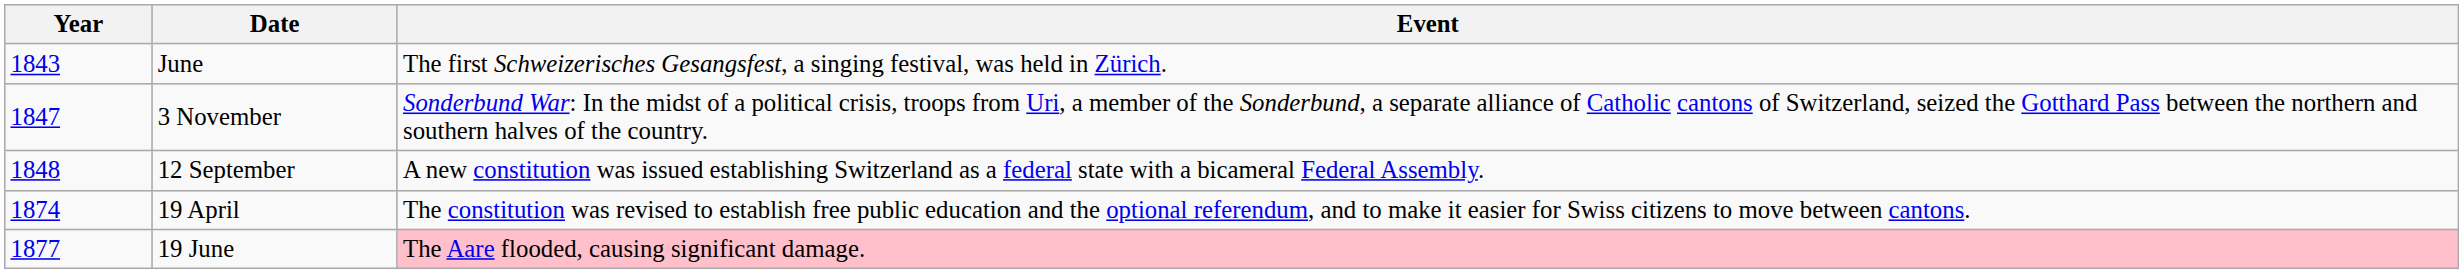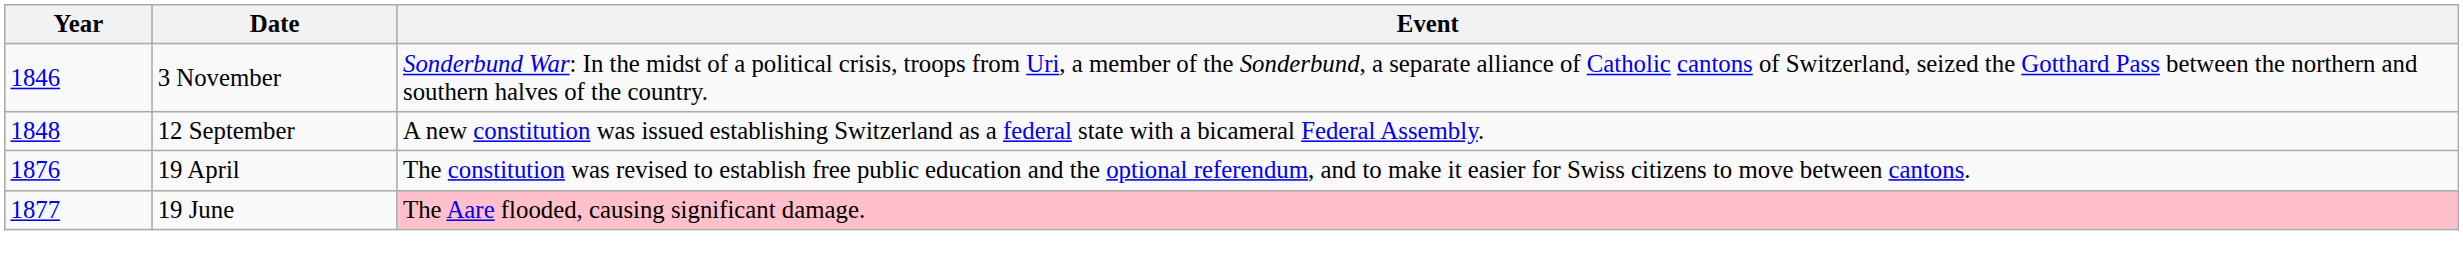- row: (180, 63)
(35, 116) 1847 -> (35, 77) 1846
(35, 209) 1874 -> (35, 170) 1876
